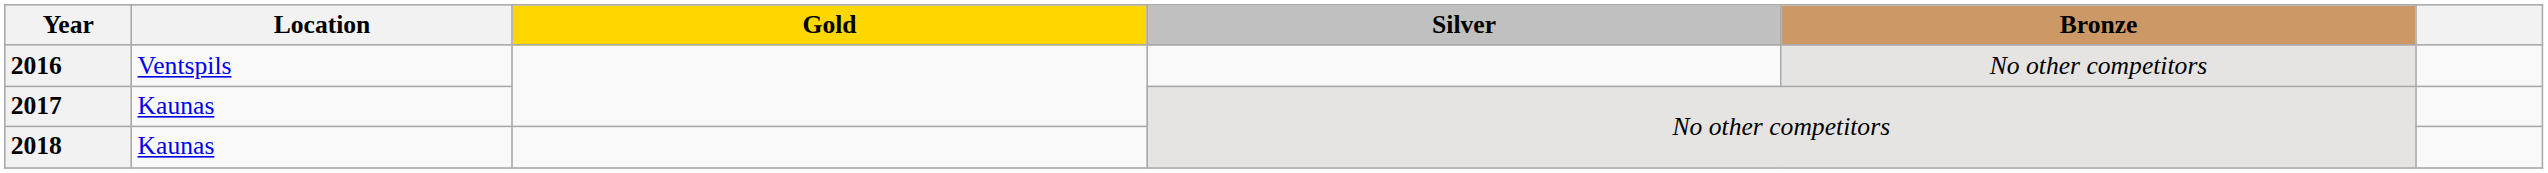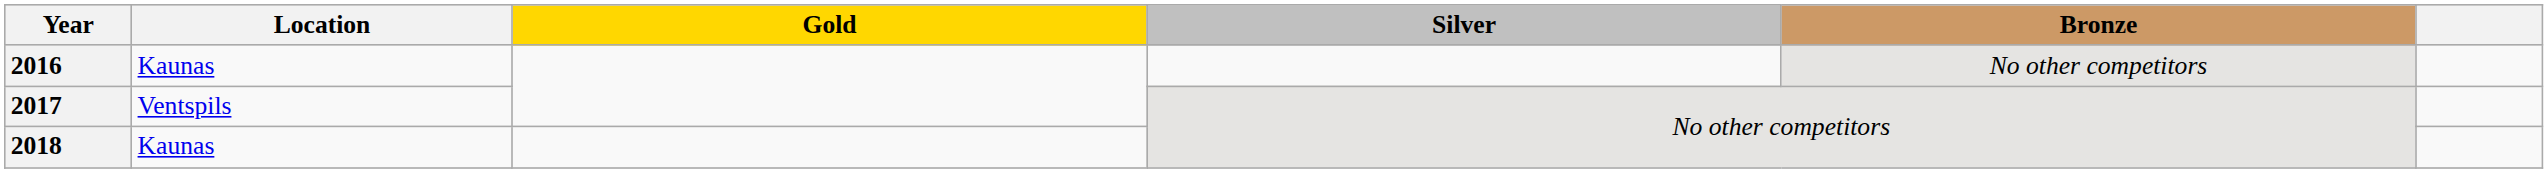(185, 65) Ventspils -> (176, 65) Kaunas
(176, 106) Kaunas -> (185, 106) Ventspils
